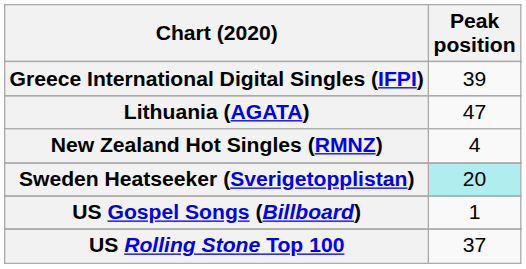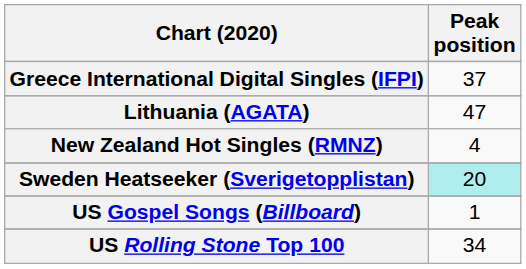(475, 78) 39 -> (475, 78) 37
(475, 245) 37 -> (475, 245) 34
